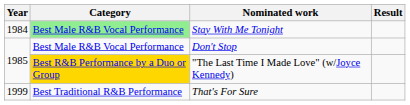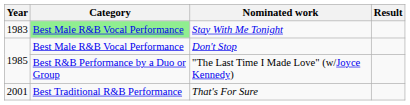(17, 29) 1984 -> (17, 29) 1983
(109, 69) gold background -> (109, 69) no background
(17, 91) 1999 -> (17, 91) 2001
